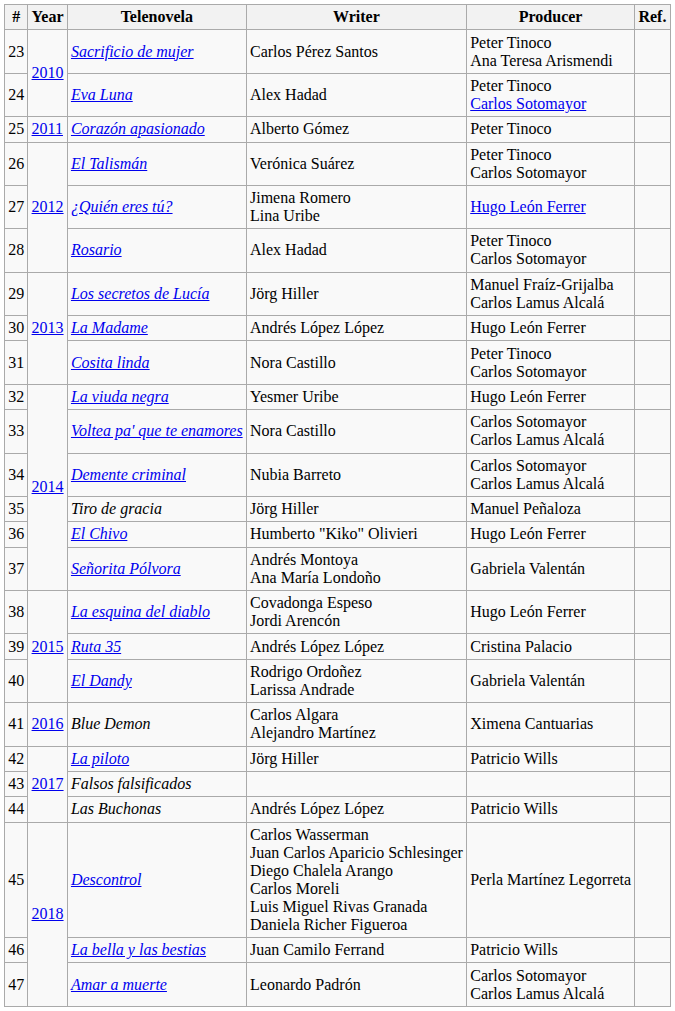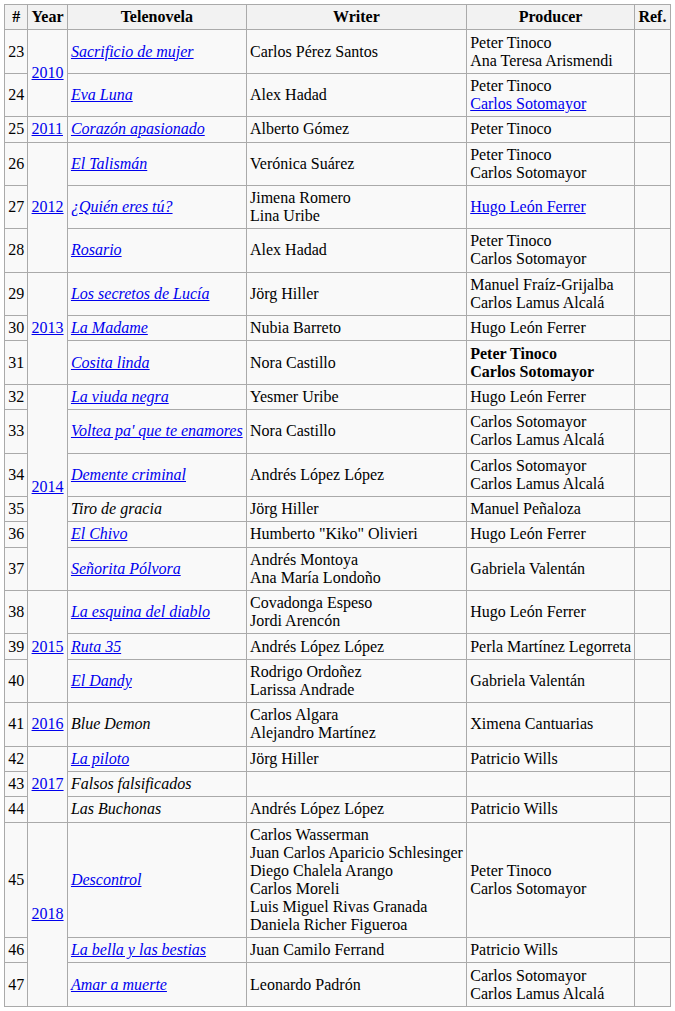(317, 328) Andrés López López -> (296, 328) Nubia Barreto
(528, 362) normal -> (532, 362) bold
(296, 474) Nubia Barreto -> (317, 474) Andrés López López
(521, 646) Cristina Palacio -> (551, 646) Perla Martínez Legorreta
(551, 879) Perla Martínez Legorreta -> (528, 879) Peter Tinoco Carlos Sotomayor
